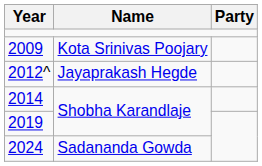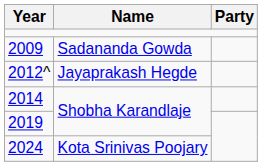(133, 49) Kota Srinivas Poojary -> (125, 49) Sadananda Gowda
(125, 148) Sadananda Gowda -> (133, 148) Kota Srinivas Poojary
